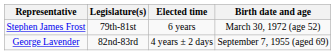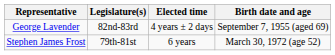rows swapped: (46, 27) <-> (46, 42)
